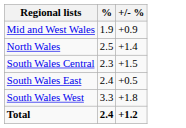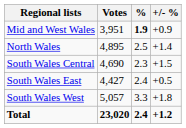+ column: (115, 13)
(107, 30) normal -> (141, 30) bold
